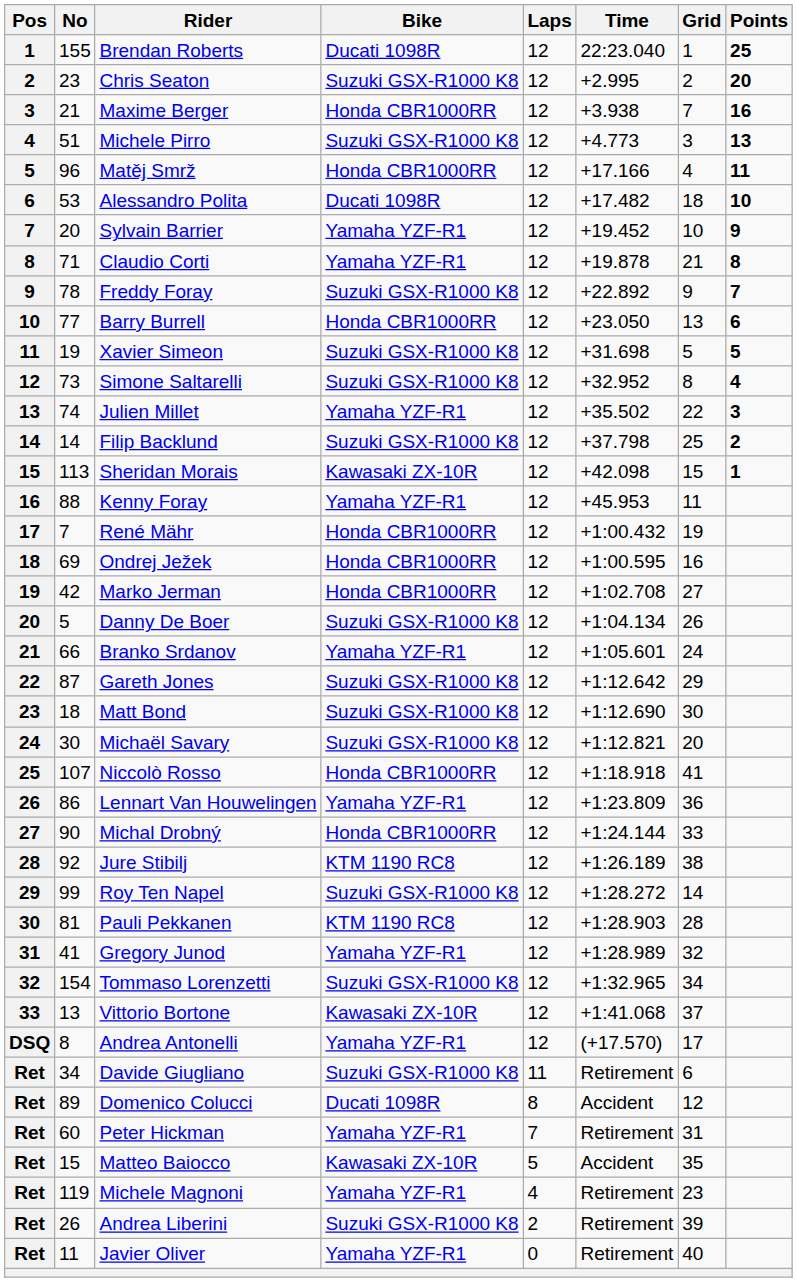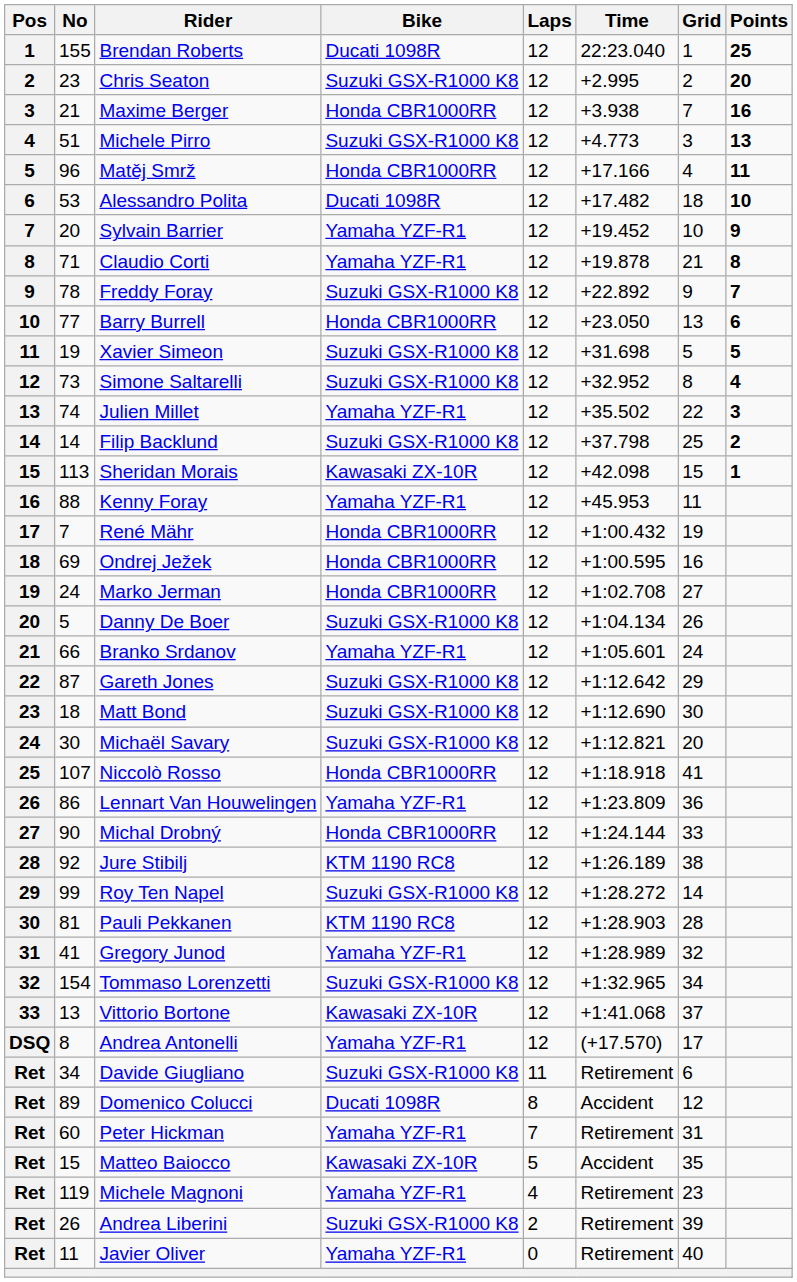(70, 591) 42 -> (70, 591) 24
